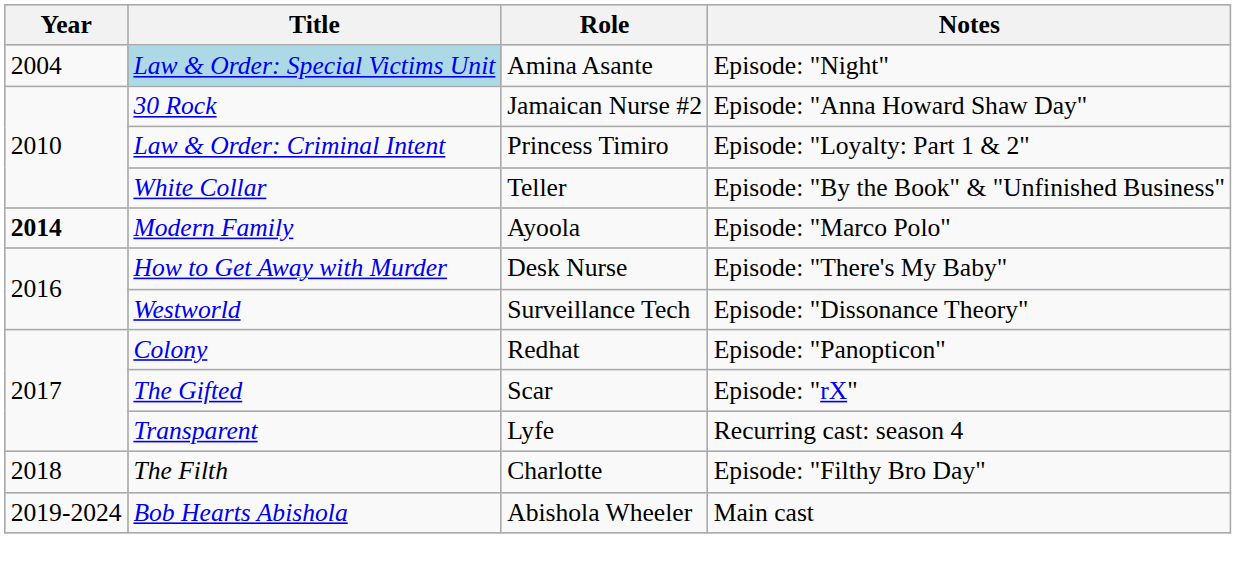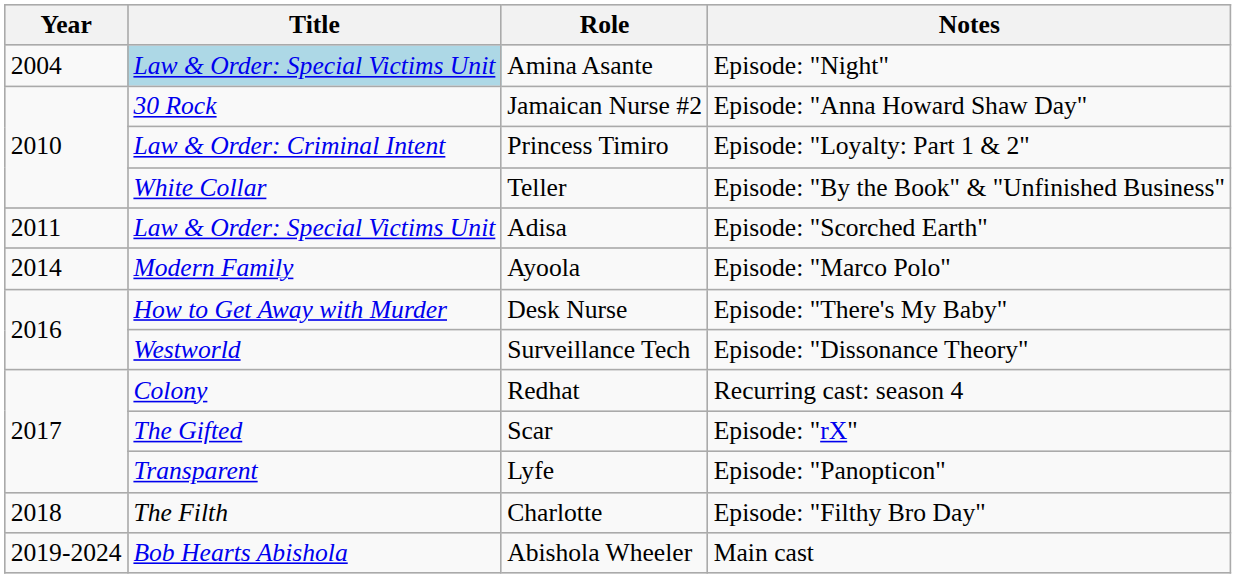+ row: (537, 227)
(36, 227) bold -> (36, 268) normal
(830, 349) Episode: "Panopticon" -> (838, 390) Recurring cast: season 4
(838, 430) Recurring cast: season 4 -> (830, 471) Episode: "Panopticon"
